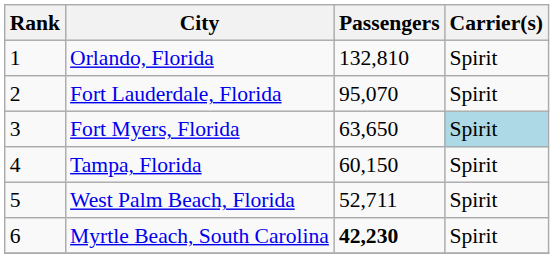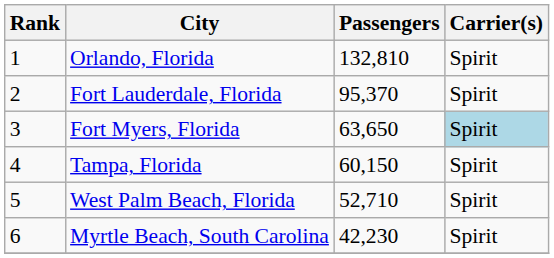(369, 93) 95,070 -> (369, 93) 95,370
(368, 200) 52,711 -> (369, 200) 52,710
(369, 236) bold -> (369, 236) normal
